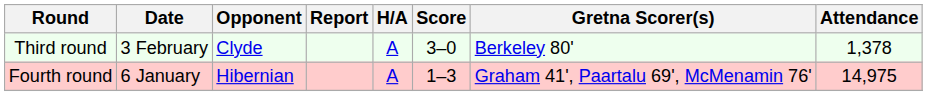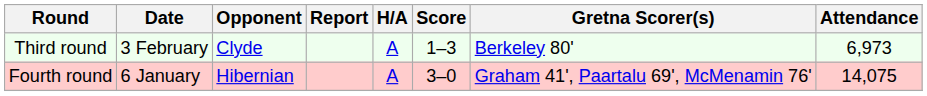(441, 47) 3–0 -> (441, 47) 1–3
(869, 47) 1,378 -> (869, 47) 6,973
(441, 76) 1–3 -> (441, 76) 3–0
(869, 76) 14,975 -> (869, 76) 14,075
